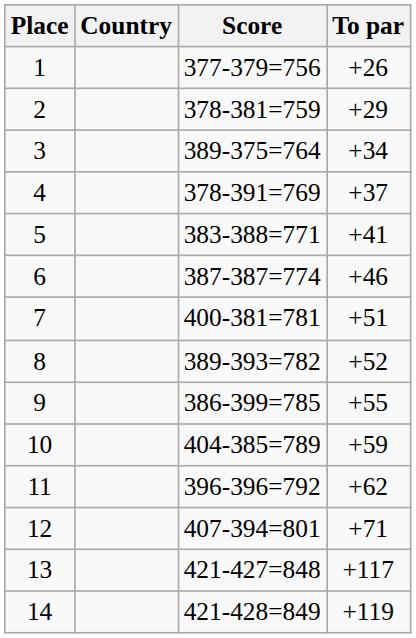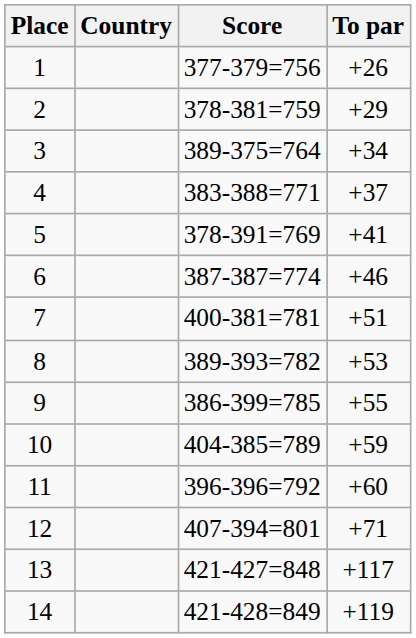(252, 193) 378-391=769 -> (252, 193) 383-388=771
(252, 234) 383-388=771 -> (252, 234) 378-391=769
(368, 360) +52 -> (368, 360) +53
(368, 486) +62 -> (368, 486) +60
